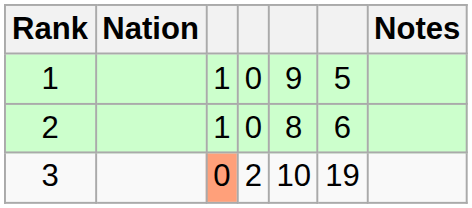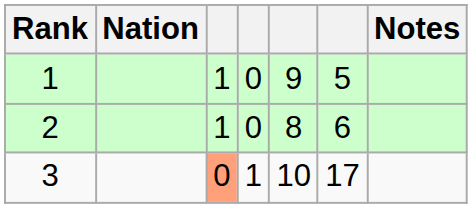(253, 176) 2 -> (253, 176) 1
(342, 176) 19 -> (342, 176) 17
